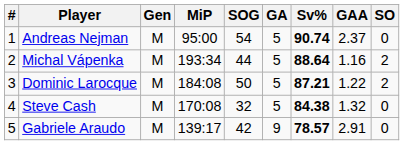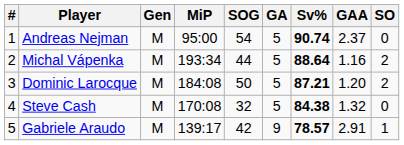(352, 83) 1.22 -> (352, 83) 1.20
(385, 128) 0 -> (385, 128) 1
